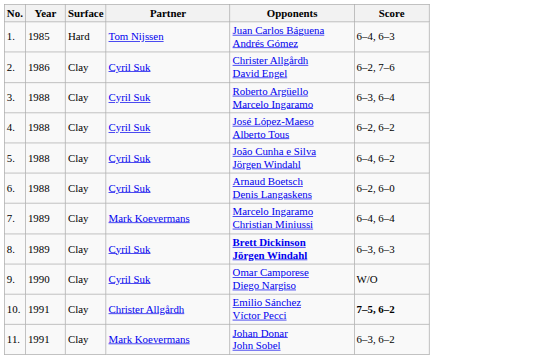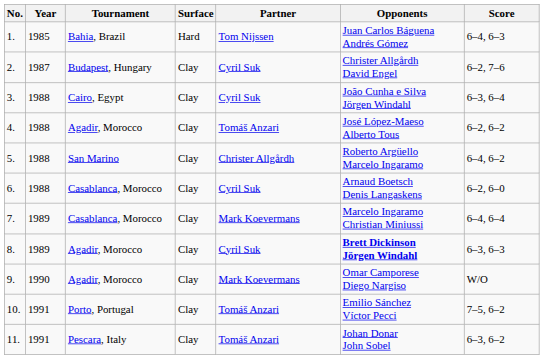+ column: (120, 12)
(39, 66) 1986 -> (39, 66) 1987
(273, 97) Roberto Argüello Marcelo Ingaramo -> (384, 97) João Cunha e Silva Jörgen Windahl
(130, 127) Cyril Suk -> (249, 127) Tomáš Anzari
(130, 157) Cyril Suk -> (256, 157) Christer Allgårdh
(274, 157) João Cunha e Silva Jörgen Windahl -> (383, 157) Roberto Argüello Marcelo Ingaramo
(130, 278) Cyril Suk -> (259, 278) Mark Koevermans
(146, 308) Christer Allgårdh -> (249, 308) Tomáš Anzari
(376, 308) bold -> (486, 308) normal
(149, 339) Mark Koevermans -> (249, 339) Tomáš Anzari
